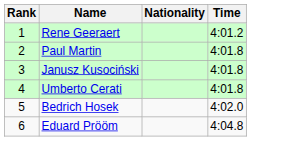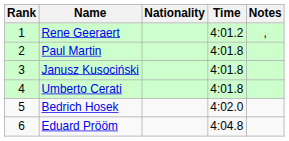+ column: (265, 13)
